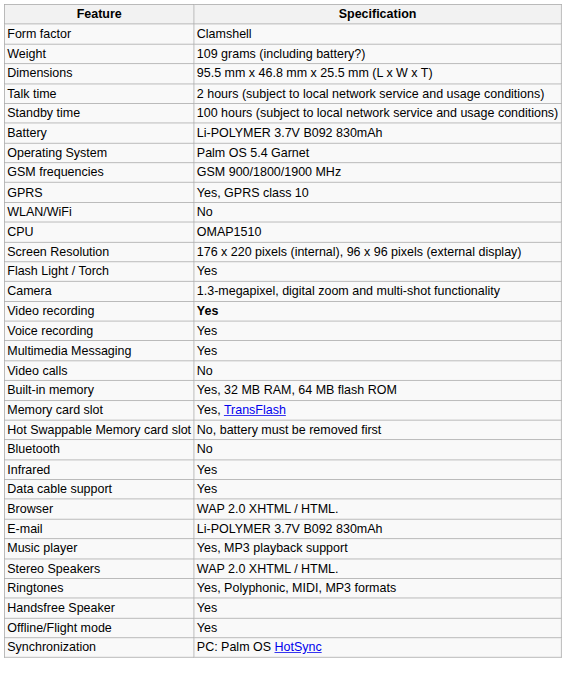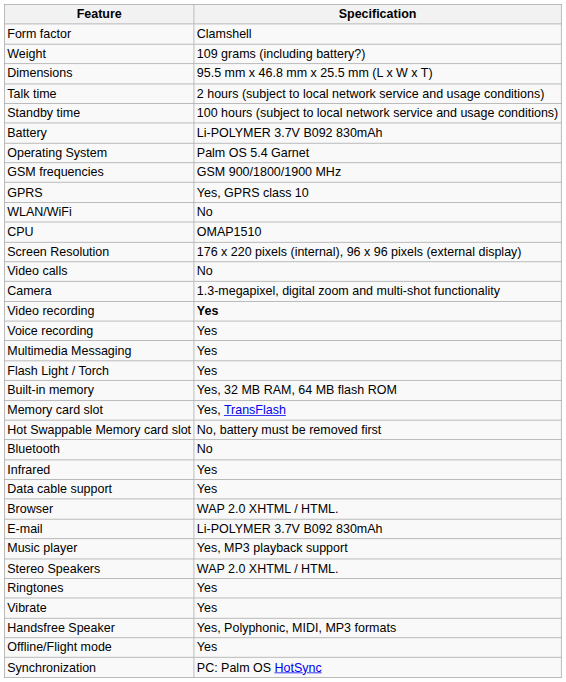rows swapped: (58, 271) <-> (37, 370)
(296, 588) Yes, Polyphonic, MIDI, MP3 formats -> (207, 588) Yes
+ row: (27, 608)
(207, 608) Yes -> (296, 627) Yes, Polyphonic, MIDI, MP3 formats
